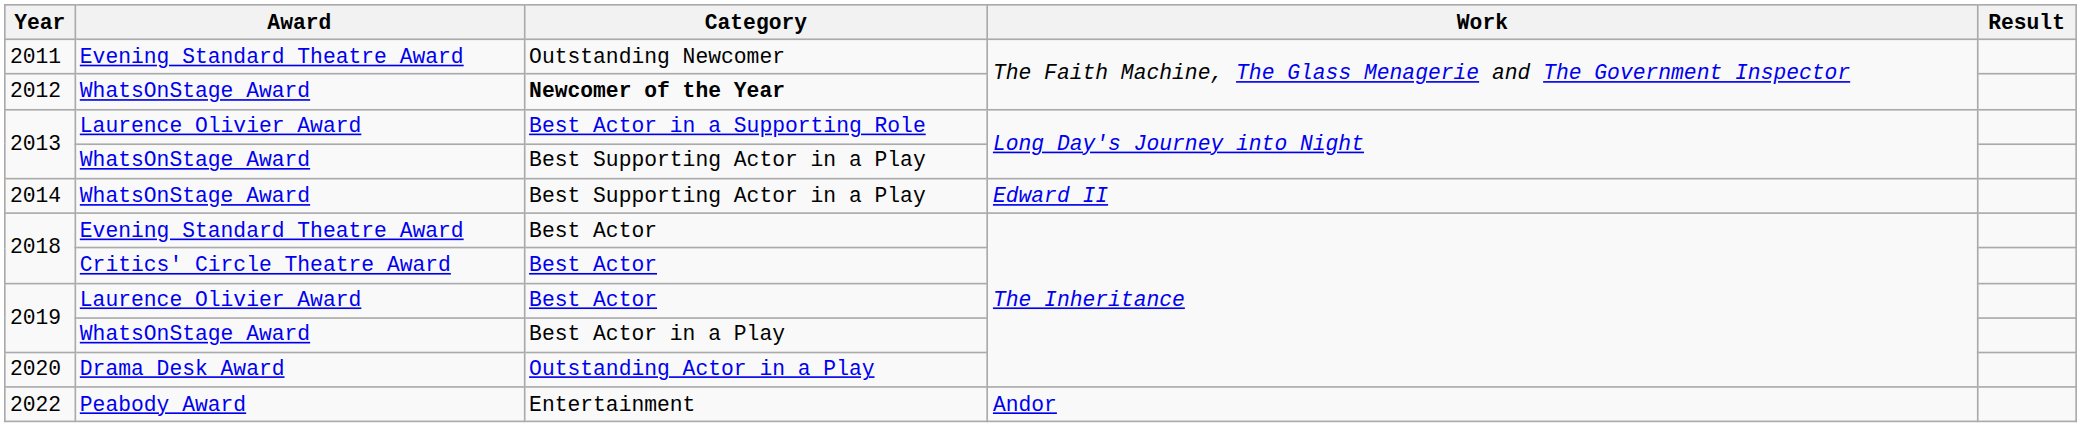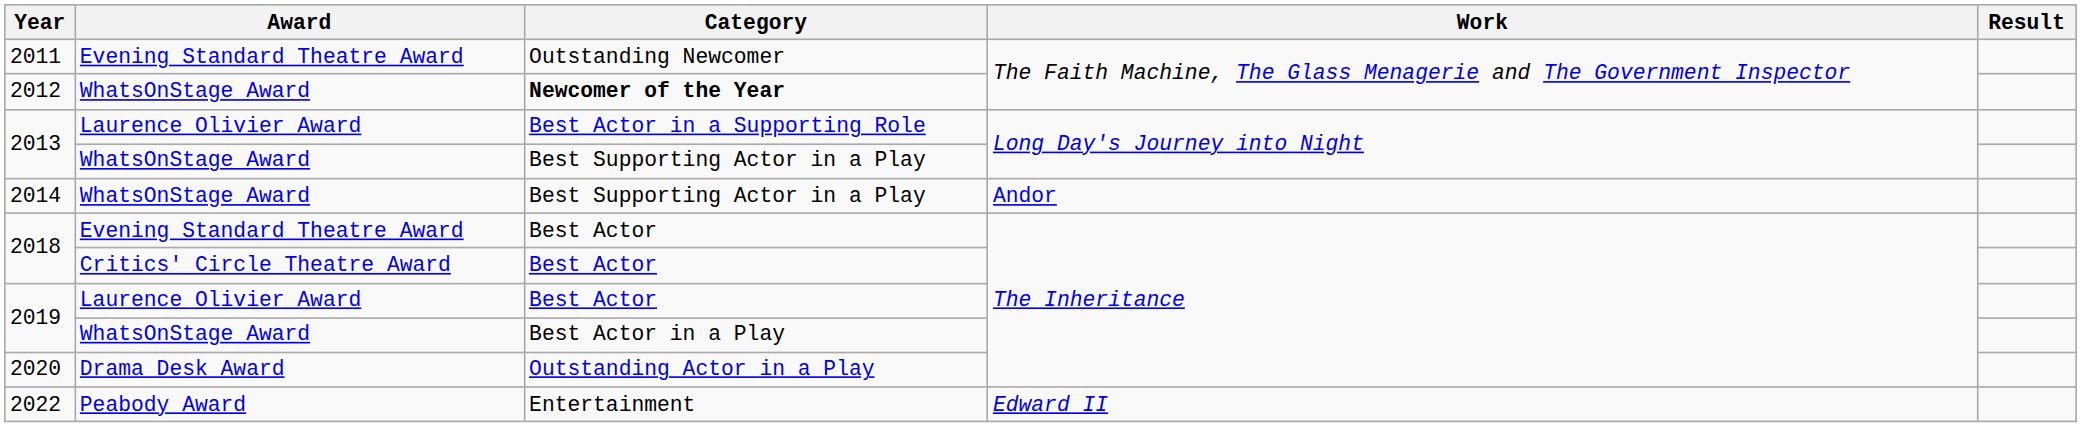(1050, 196) Edward II -> (1025, 196) Andor
(1025, 404) Andor -> (1050, 404) Edward II
